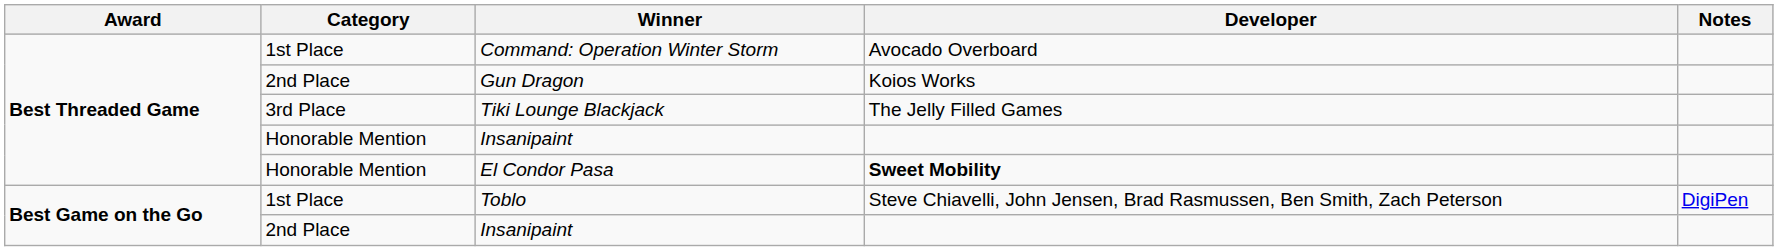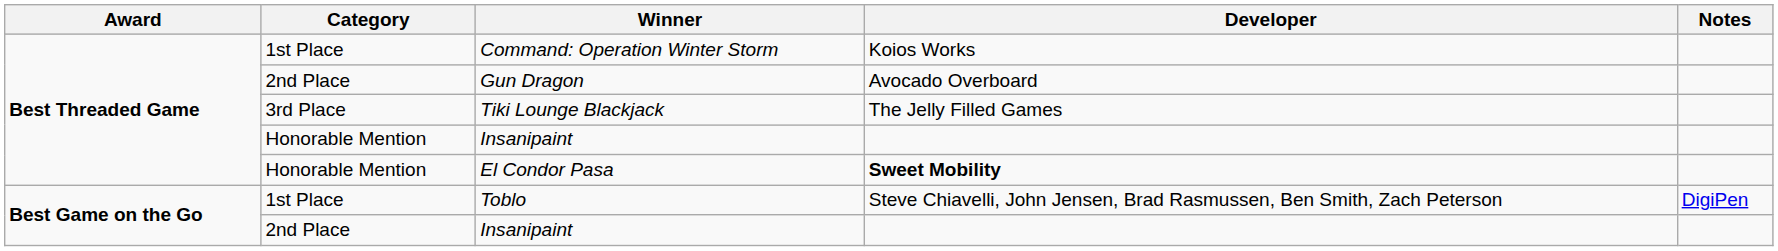(953, 49) Avocado Overboard -> (922, 49) Koios Works
(922, 79) Koios Works -> (953, 79) Avocado Overboard
